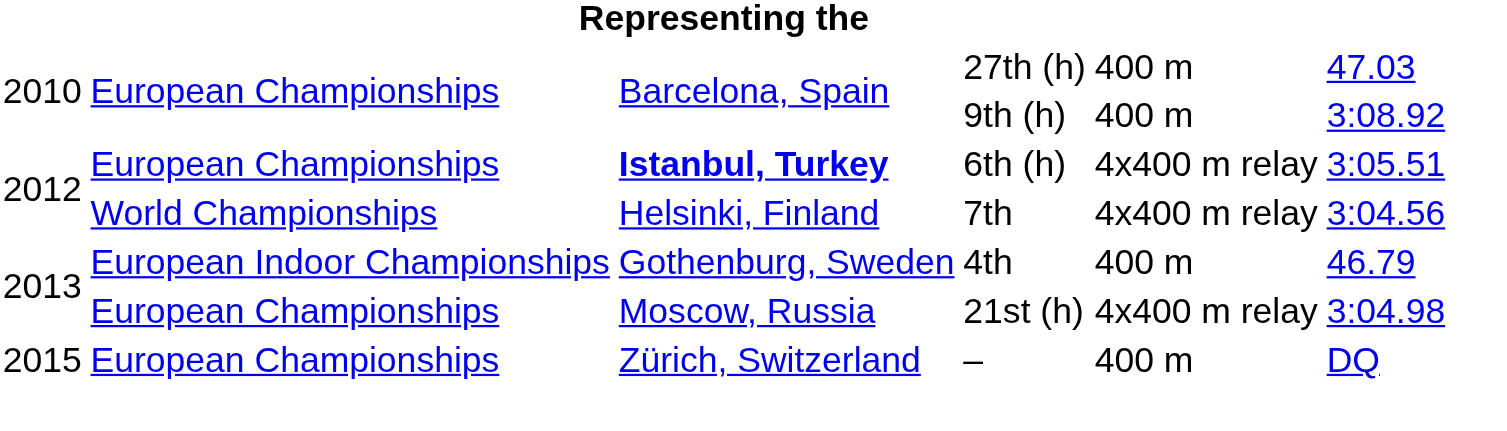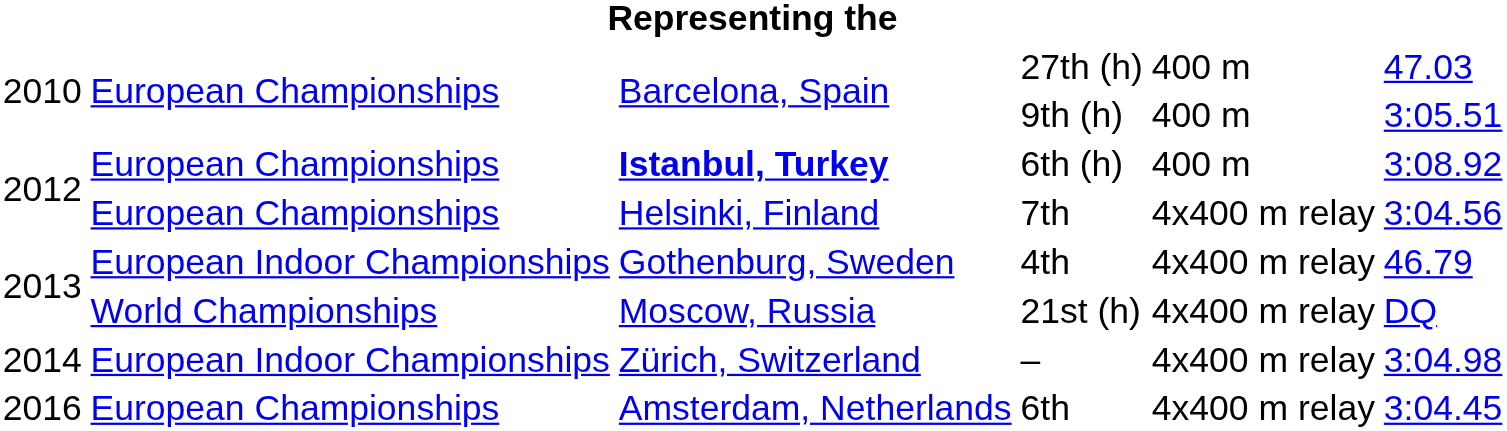(1386, 115) 3:08.92 -> (1443, 115) 3:05.51
(1206, 164) 4x400 m relay -> (1201, 164) 400 m
(1386, 164) 3:05.51 -> (1443, 164) 3:08.92
(264, 213) World Championships -> (295, 213) European Championships
(1144, 262) 400 m -> (1263, 262) 4x400 m relay
(295, 311) European Championships -> (264, 311) World Championships
(1386, 311) 3:04.98 -> (1410, 311) DQ
(42, 359) 2015 -> (42, 359) 2014
(295, 359) European Championships -> (350, 359) European Indoor Championships
(1144, 359) 400 m -> (1263, 359) 4x400 m relay
(1353, 359) DQ -> (1443, 359) 3:04.98
+ row: (1045, 408)
